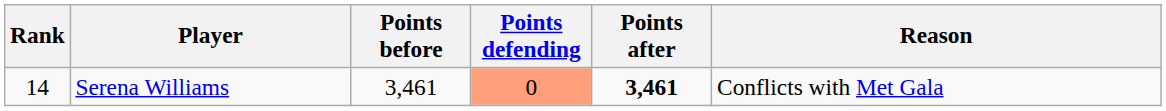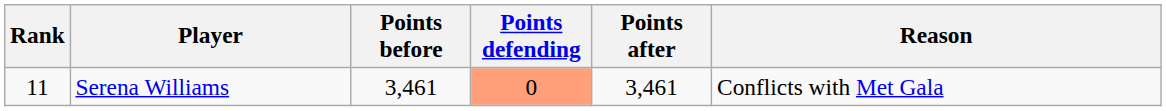(37, 86) 14 -> (37, 86) 11
(652, 86) bold -> (652, 86) normal
